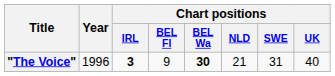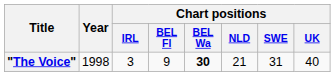(96, 61) 1996 -> (96, 61) 1998
(130, 61) bold -> (130, 61) normal
